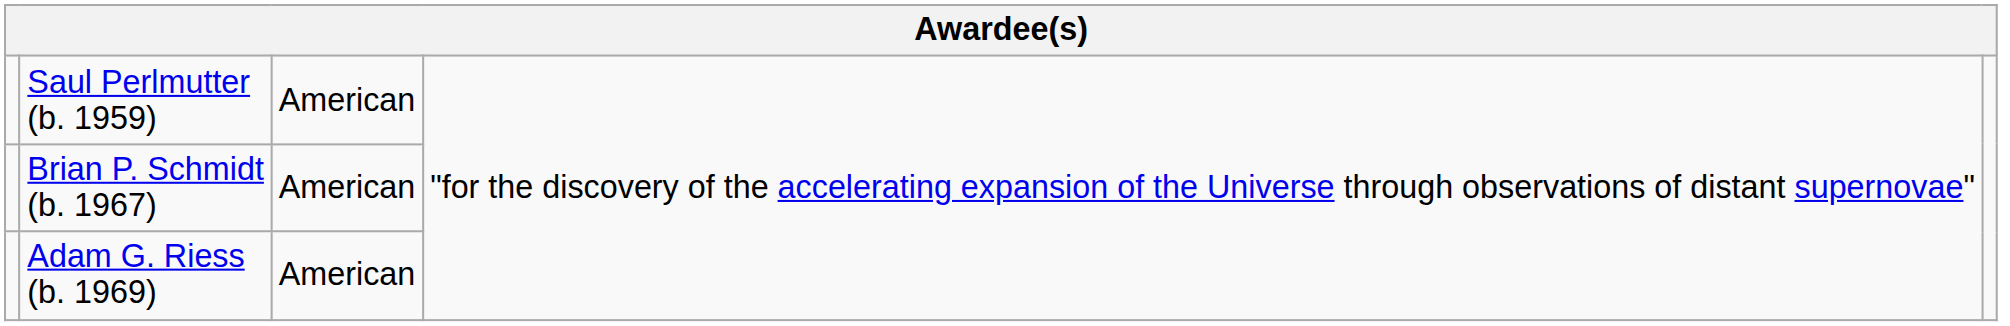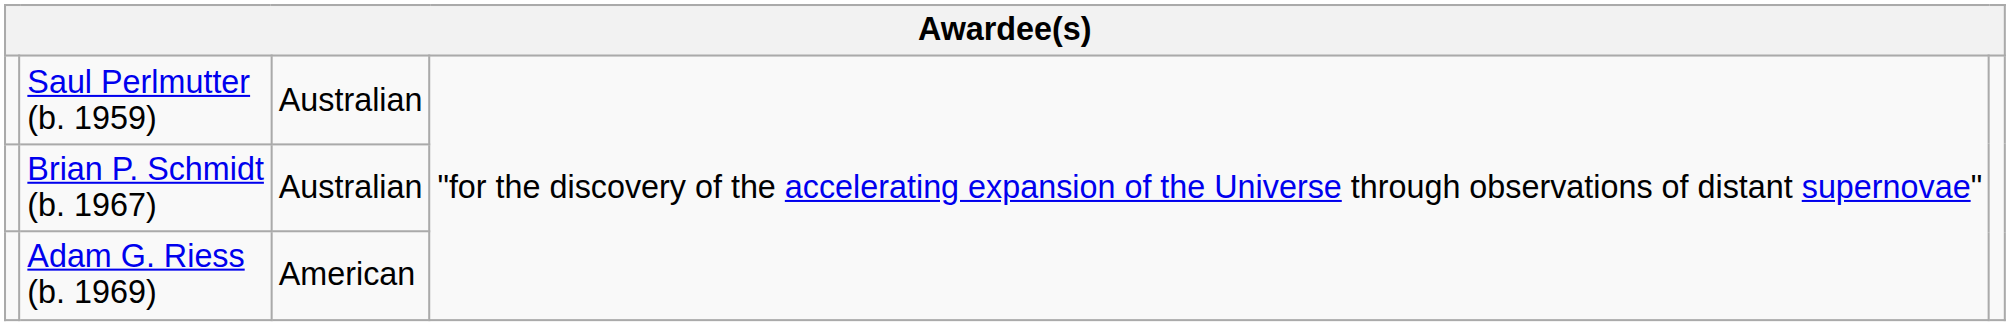(347, 99) American -> (351, 99) Australian
(347, 187) American -> (351, 187) Australian
